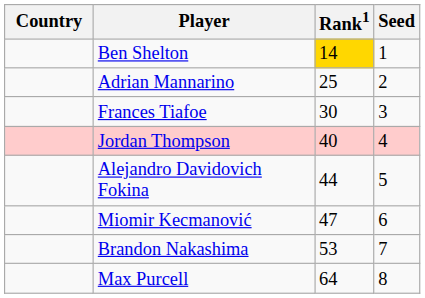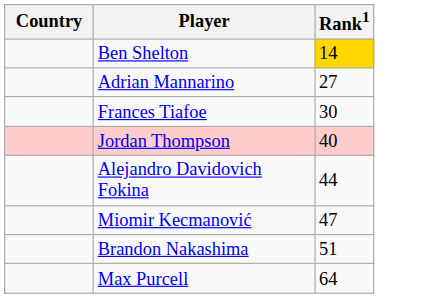- column: (397, 21)
(328, 82) 25 -> (328, 82) 27
(328, 249) 53 -> (328, 249) 51
